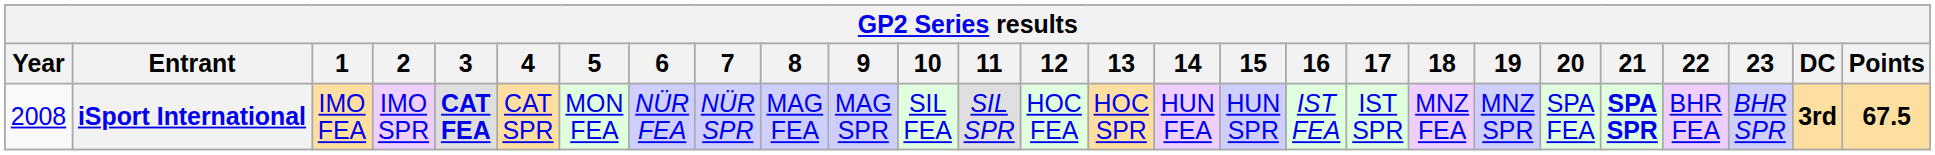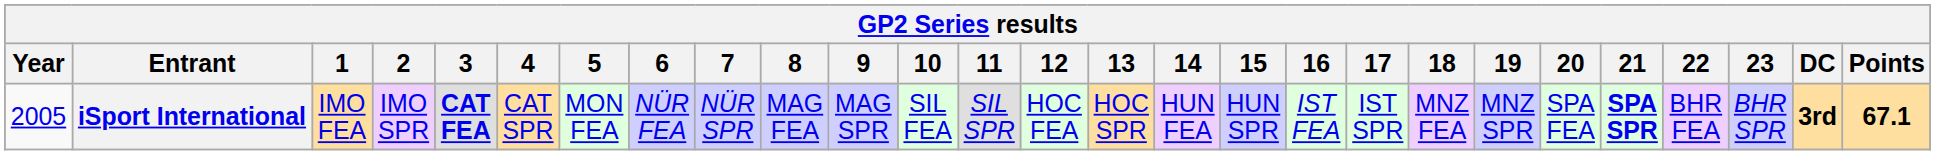(38, 116) 2008 -> (38, 116) 2005
(1887, 116) 67.5 -> (1887, 116) 67.1
